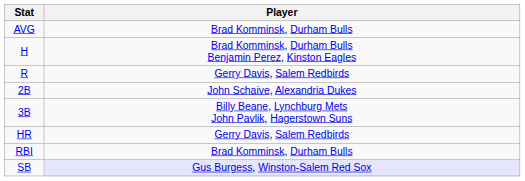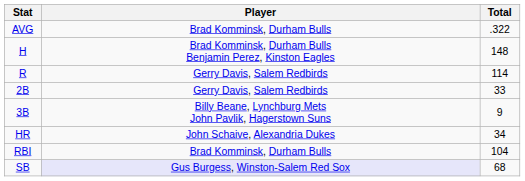+ column: (500, 12)
(282, 90) John Schaive, Alexandria Dukes -> (260, 90) Gerry Davis, Salem Redbirds
(282, 135) Gerry Davis, Salem Redbirds -> (260, 135) John Schaive, Alexandria Dukes
